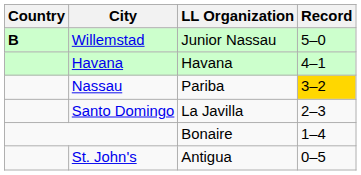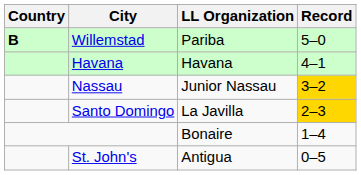(229, 39) Junior Nassau -> (203, 39) Pariba
(203, 87) Pariba -> (229, 87) Junior Nassau
(313, 110) no background -> (313, 110) gold background
